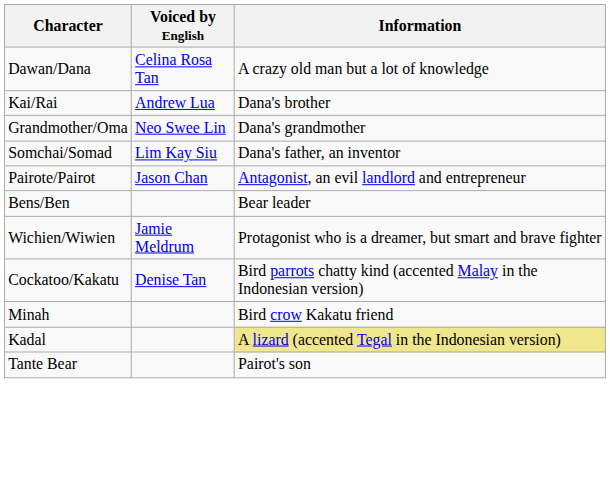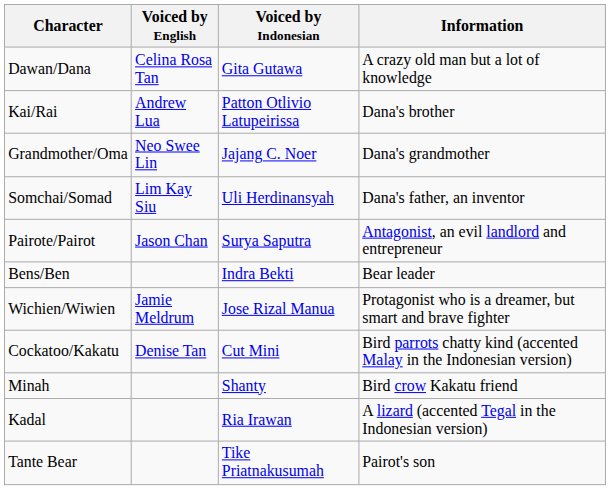+ column: (288, 25)
(399, 339) khaki background -> (459, 419) no background
